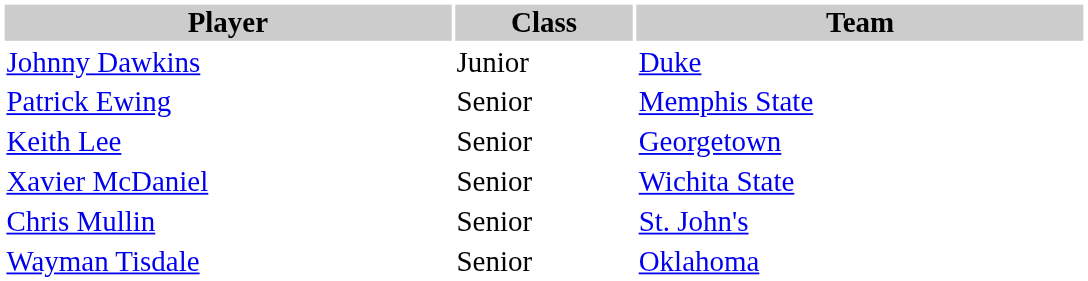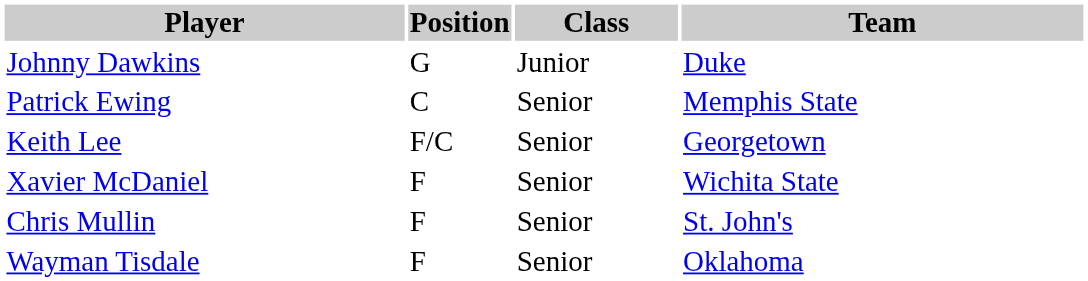+ column: (460, 22)
